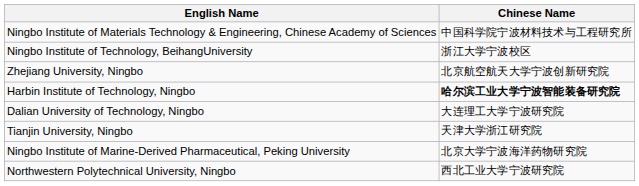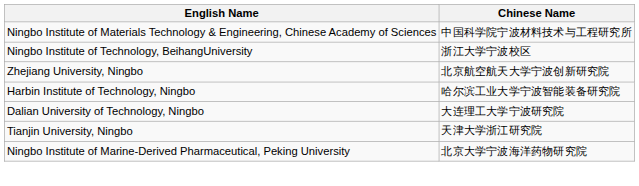(531, 91) bold -> (531, 91) normal
- row: (121, 171)
